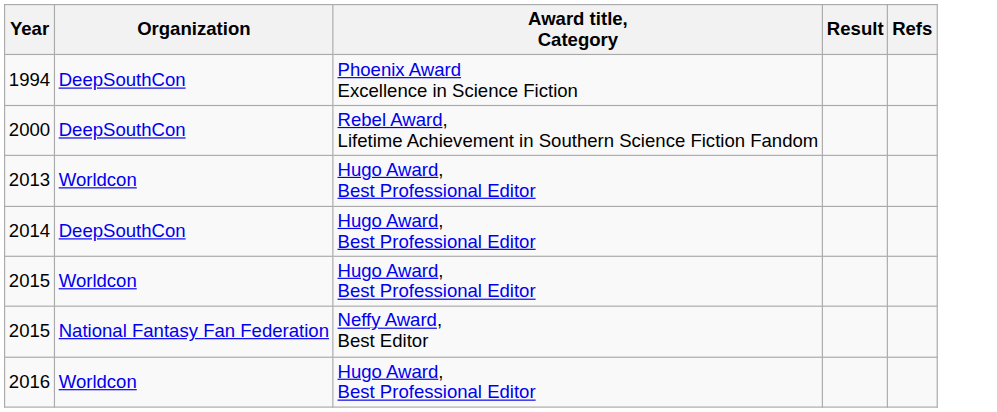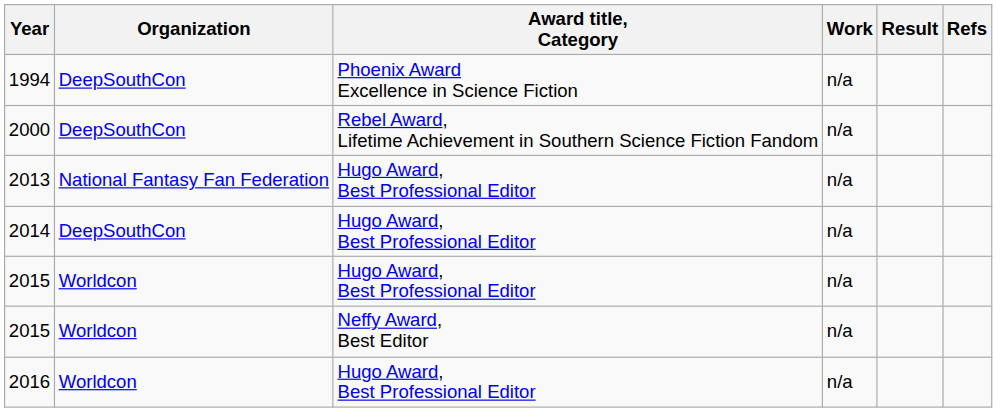+ column: (850, 29)
(98, 180) Worldcon -> (194, 180) National Fantasy Fan Federation
(194, 331) National Fantasy Fan Federation -> (98, 331) Worldcon
